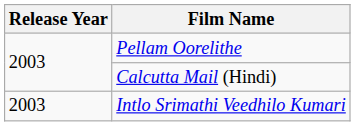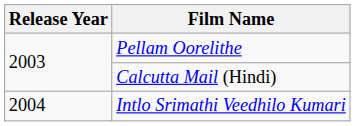(27, 105) 2003 -> (27, 105) 2004
